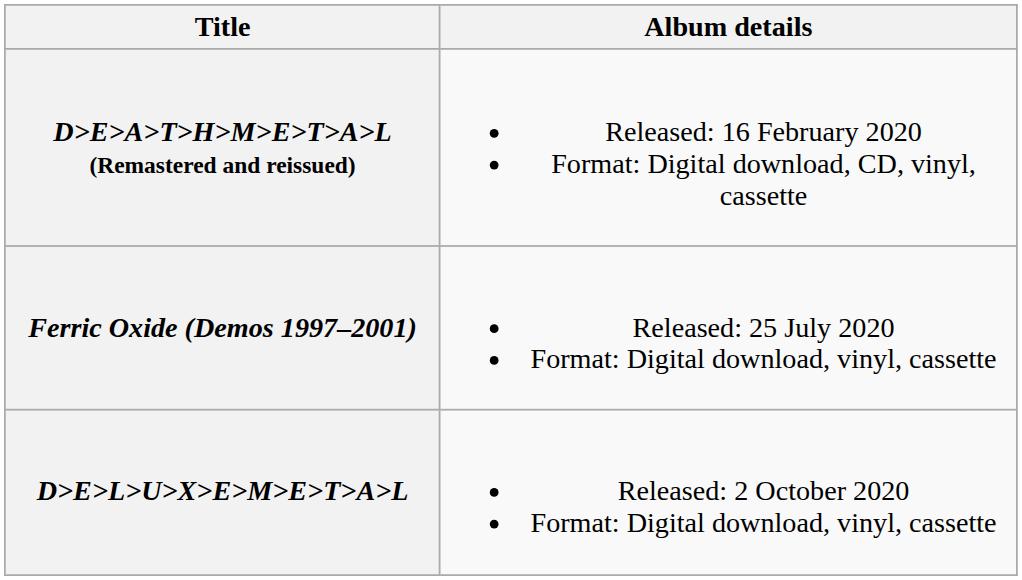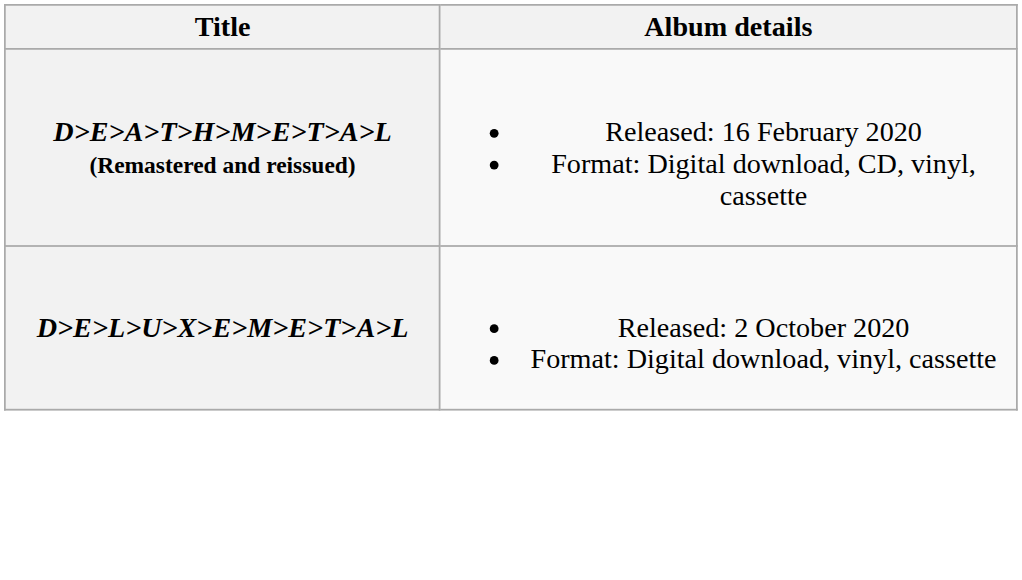- row: (223, 327)
